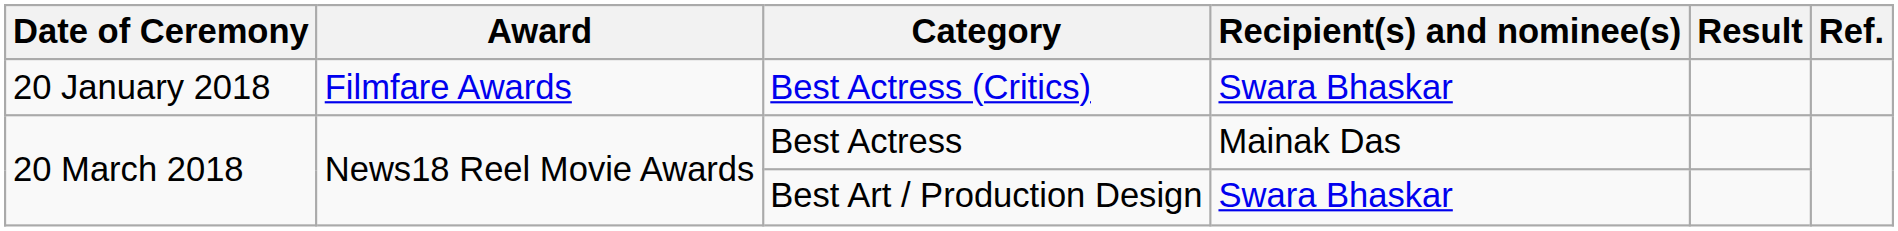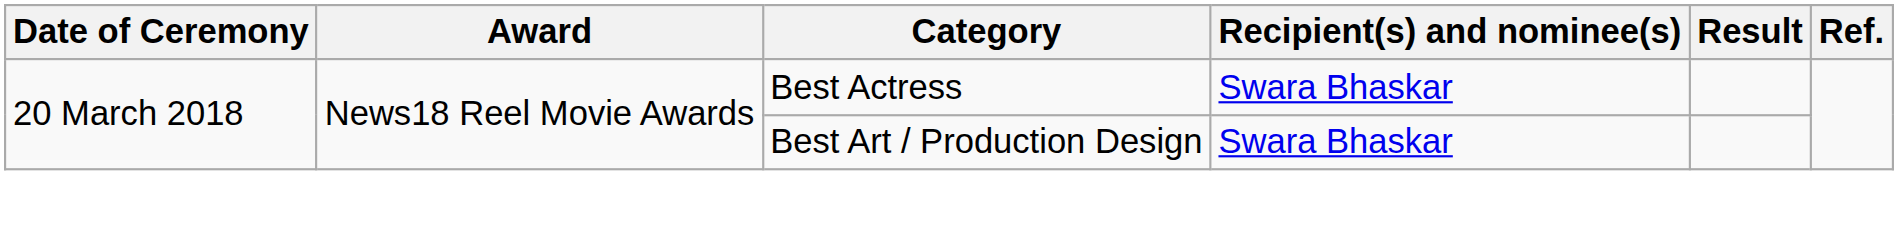- row: (931, 86)
(1310, 141) Mainak Das -> (1336, 86) Swara Bhaskar
